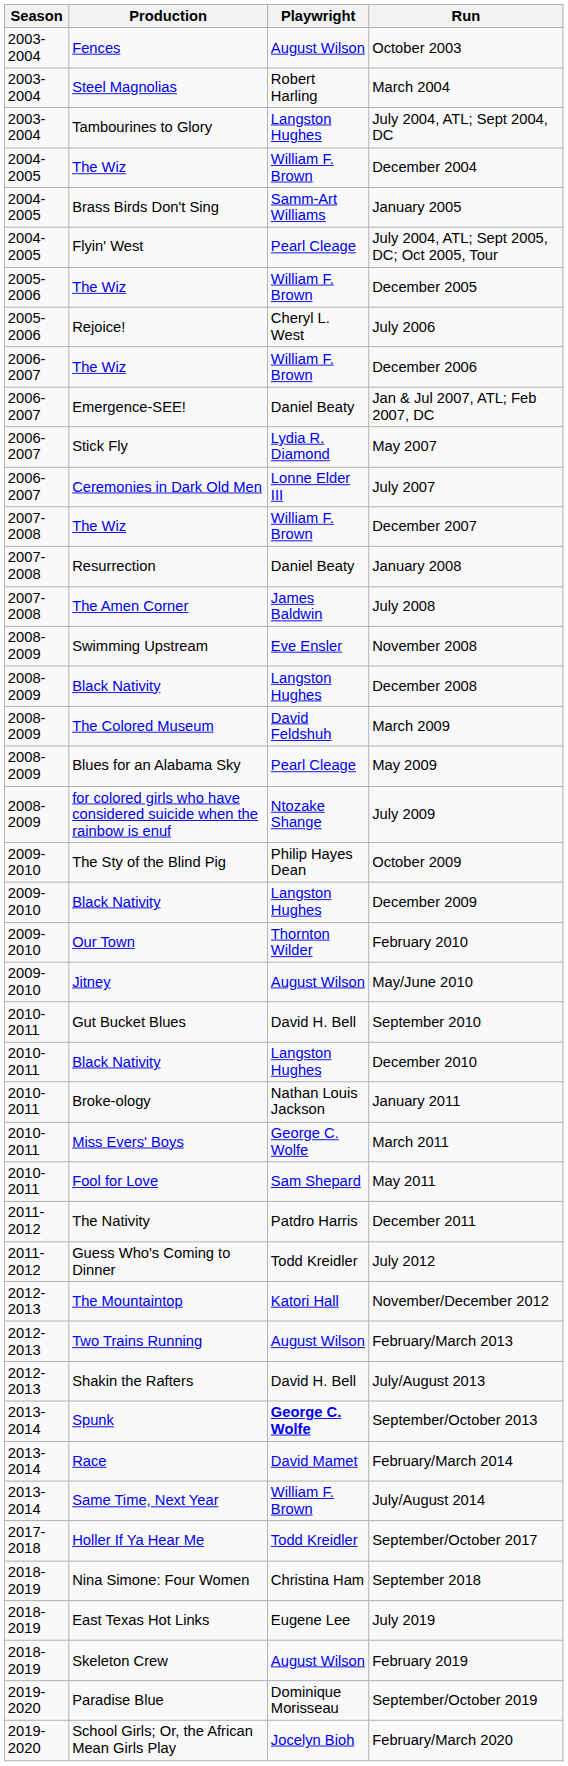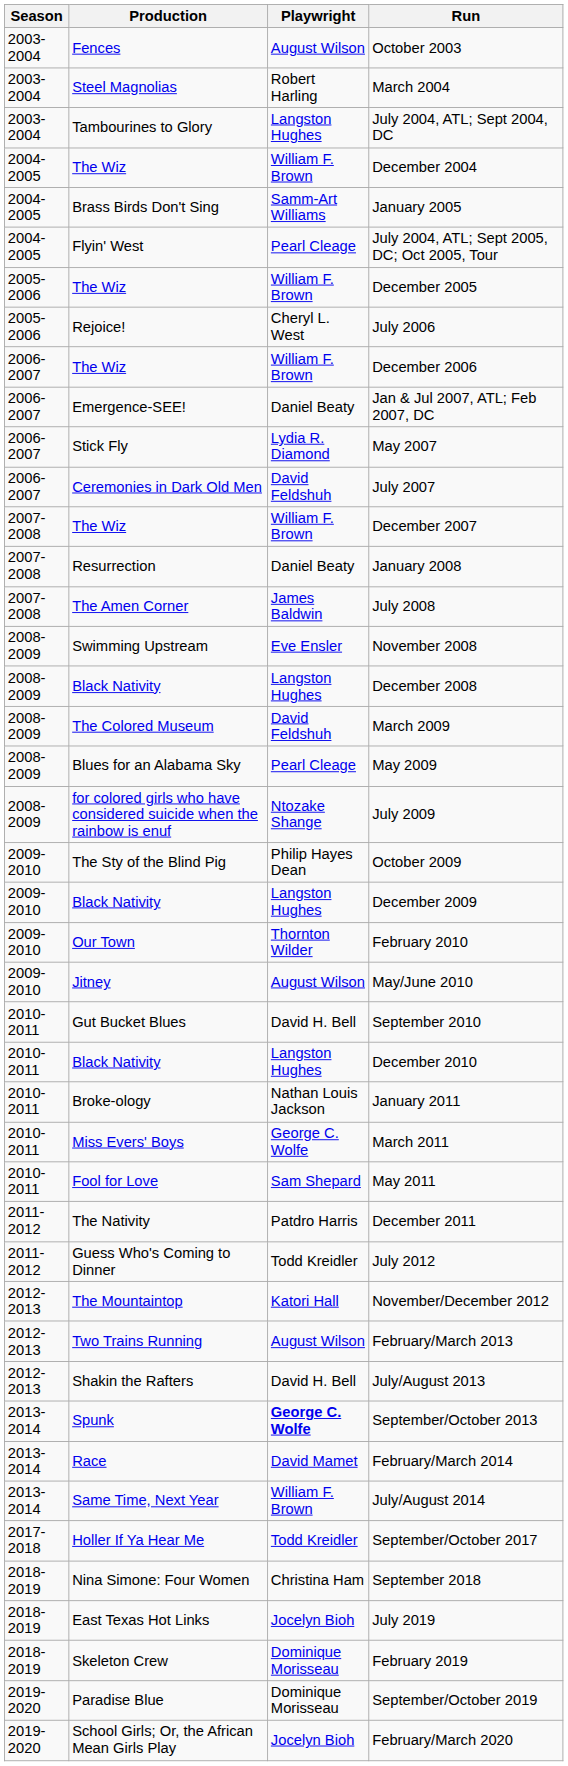(311, 486) Lonne Elder III -> (301, 486) David Feldshuh
(311, 1620) Eugene Lee -> (313, 1620) Jocelyn Bioh
(318, 1660) August Wilson -> (306, 1660) Dominique Morisseau
